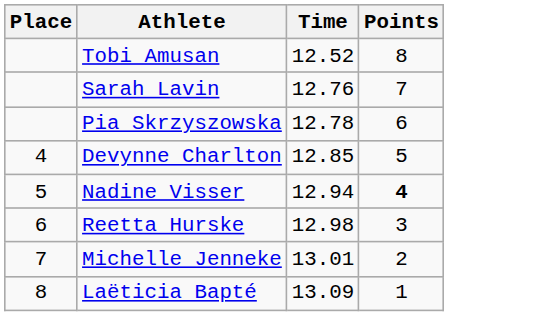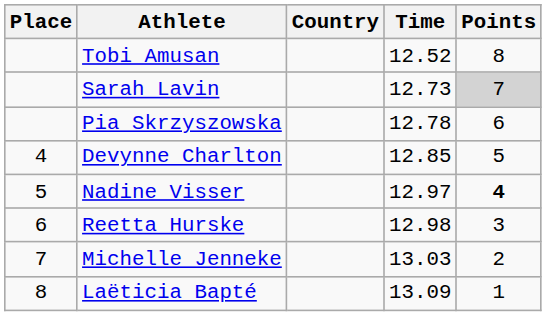+ column: (335, 22)
(323, 90) 12.76 -> (420, 90) 12.73
(401, 90) no background -> (499, 90) lightgrey background
(323, 191) 12.94 -> (420, 191) 12.97
(323, 259) 13.01 -> (420, 259) 13.03
